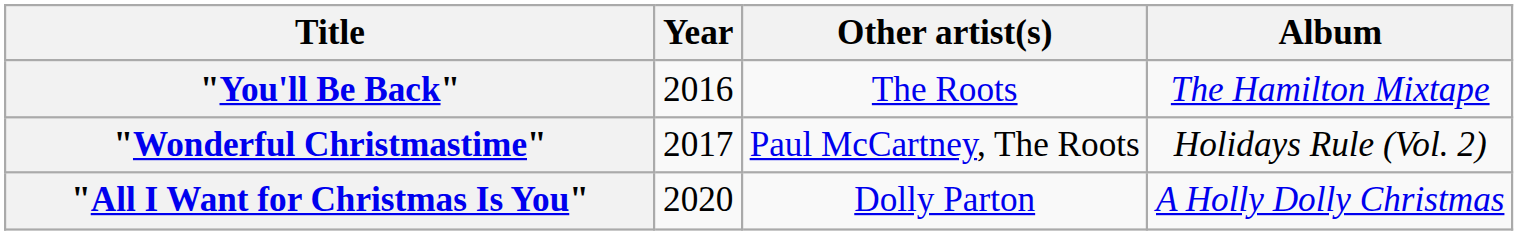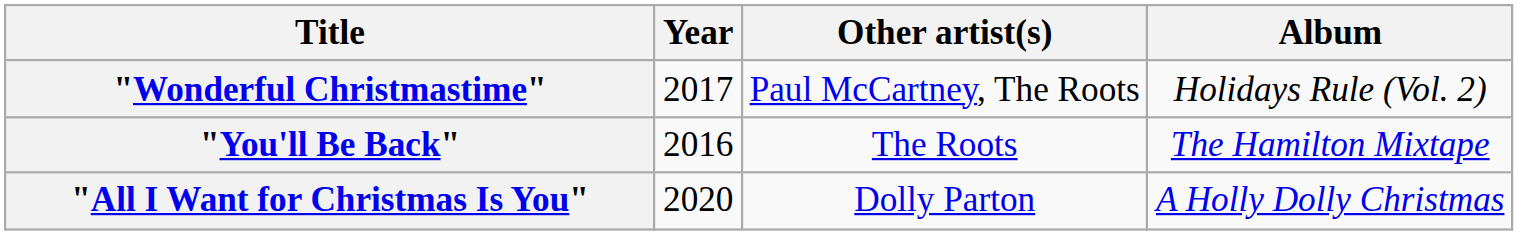rows swapped: (330, 88) <-> (330, 144)
